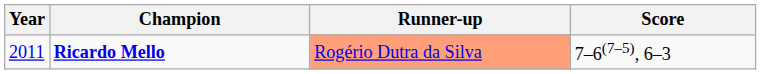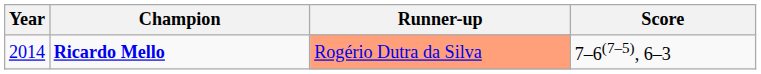(27, 52) 2011 -> (27, 52) 2014
